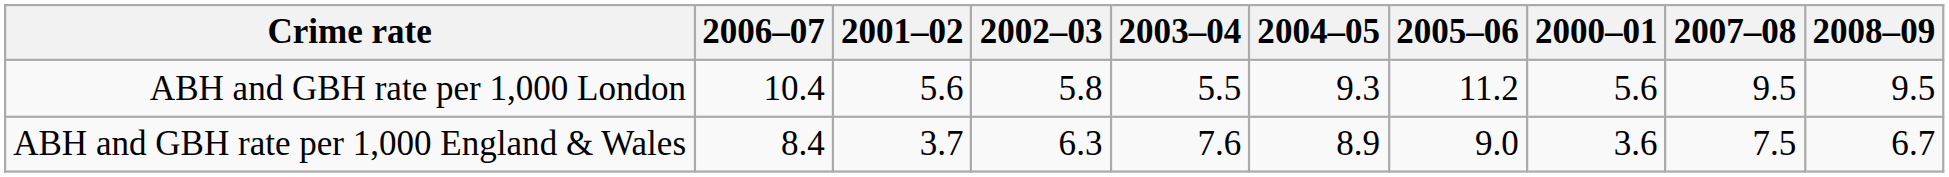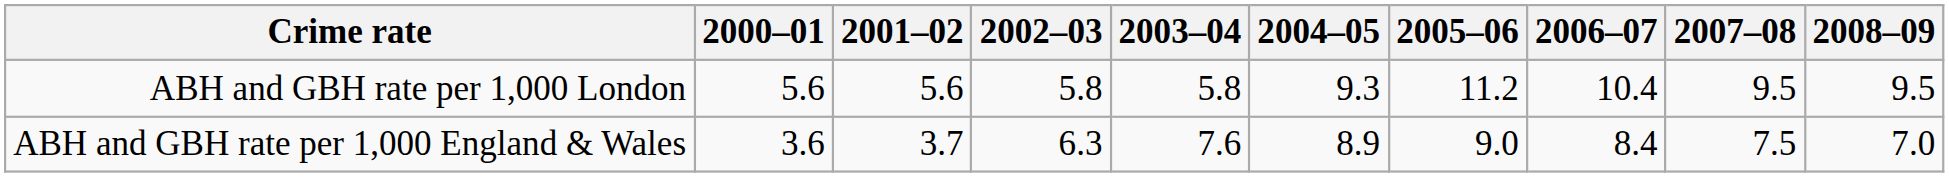columns swapped: (1596, 32) <-> (764, 32)
(1219, 87) 5.5 -> (1219, 87) 5.8
(1913, 143) 6.7 -> (1913, 143) 7.0
